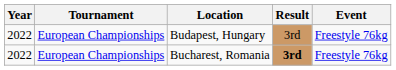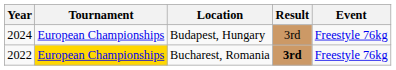(20, 35) 2022 -> (20, 35) 2024
(101, 55) no background -> (101, 55) gold background
